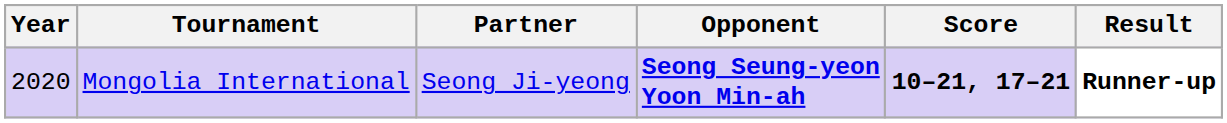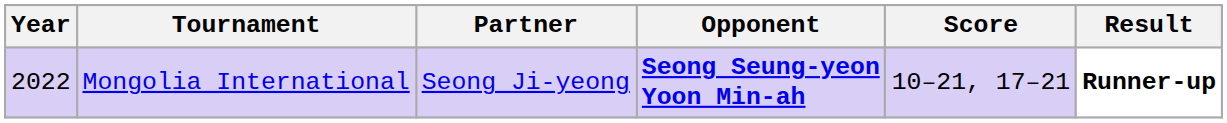(41, 82) 2020 -> (41, 82) 2022
(981, 82) bold -> (981, 82) normal
